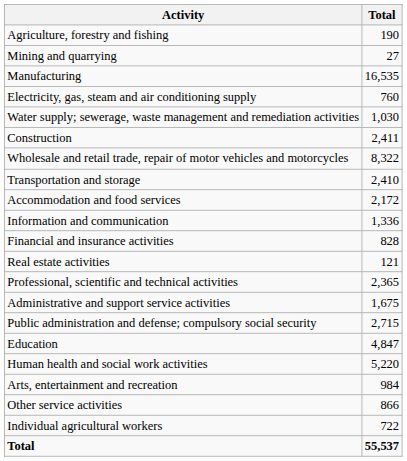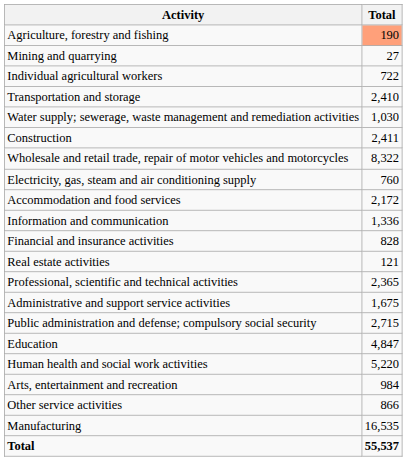(390, 35) no background -> (390, 35) lightsalmon background
rows swapped: (44, 76) <-> (85, 425)
rows swapped: (132, 97) <-> (74, 179)
